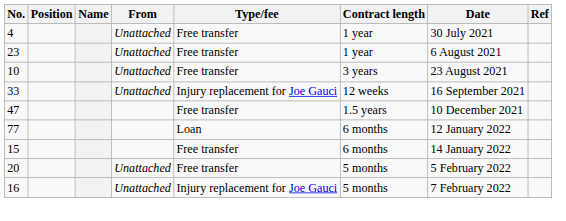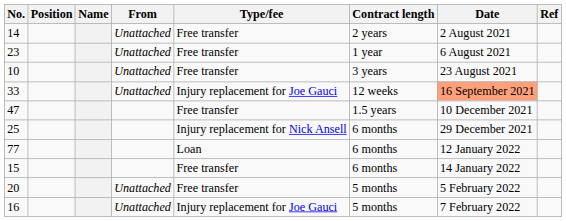- row: (10, 33)
+ row: (13, 33)
(478, 91) no background -> (487, 91) lightsalmon background
+ row: (13, 129)
